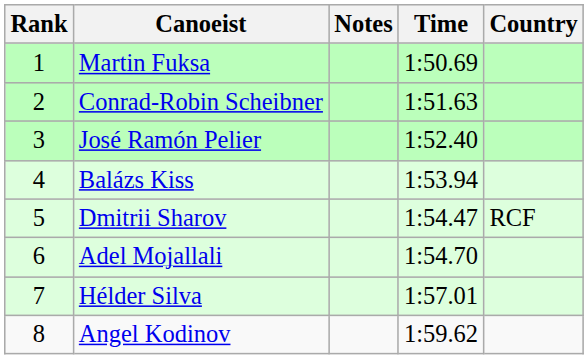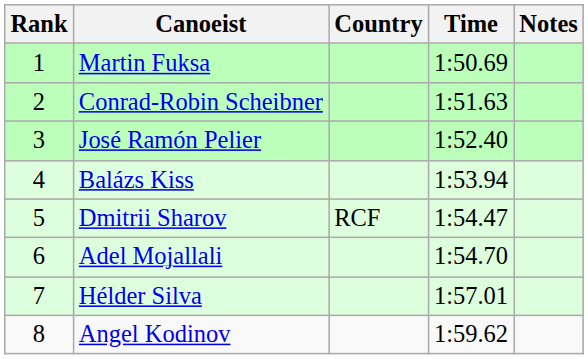columns swapped: (534, 23) <-> (363, 23)
